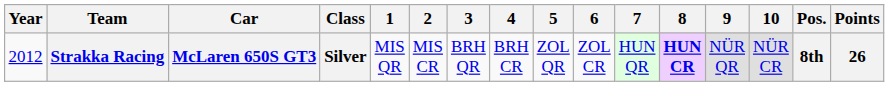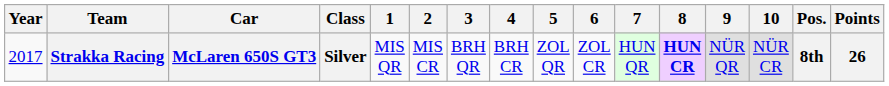(26, 56) 2012 -> (26, 56) 2017
